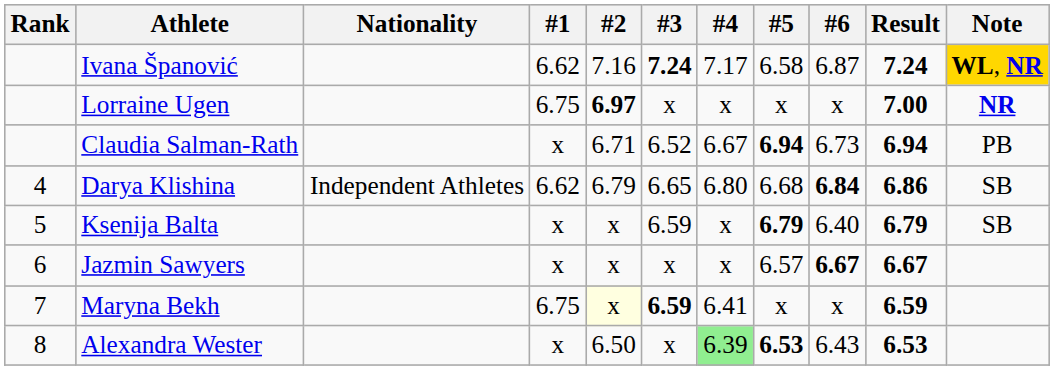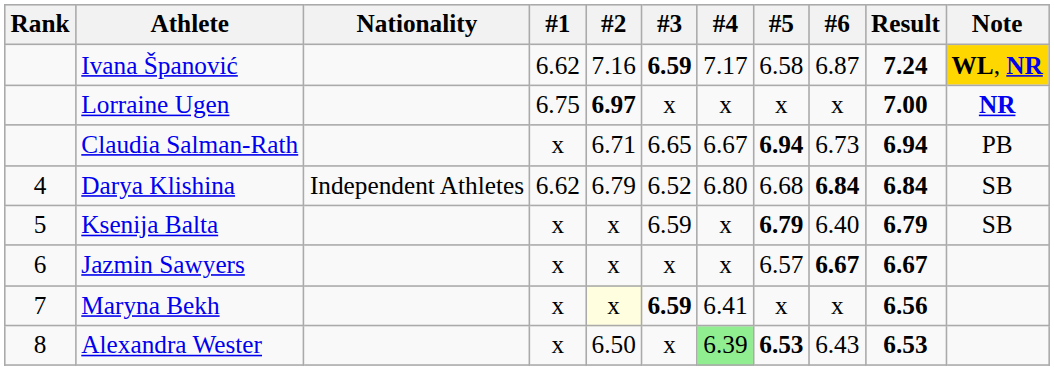(670, 64) 7.24 -> (670, 64) 6.59
(670, 144) 6.52 -> (670, 144) 6.65
(670, 184) 6.65 -> (670, 184) 6.52
(905, 184) 6.86 -> (905, 184) 6.84
(558, 305) 6.75 -> (558, 305) x
(905, 305) 6.59 -> (905, 305) 6.56
